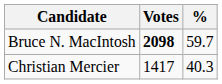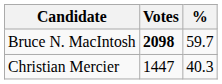(159, 66) 1417 -> (159, 66) 1447
